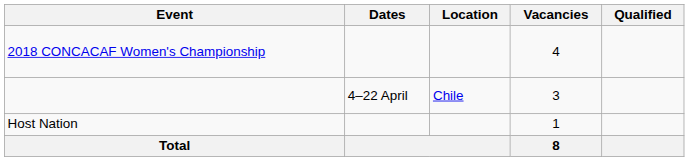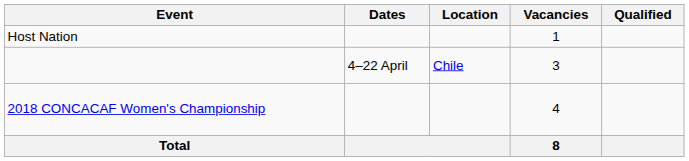rows swapped: (43, 124) <-> (136, 51)
